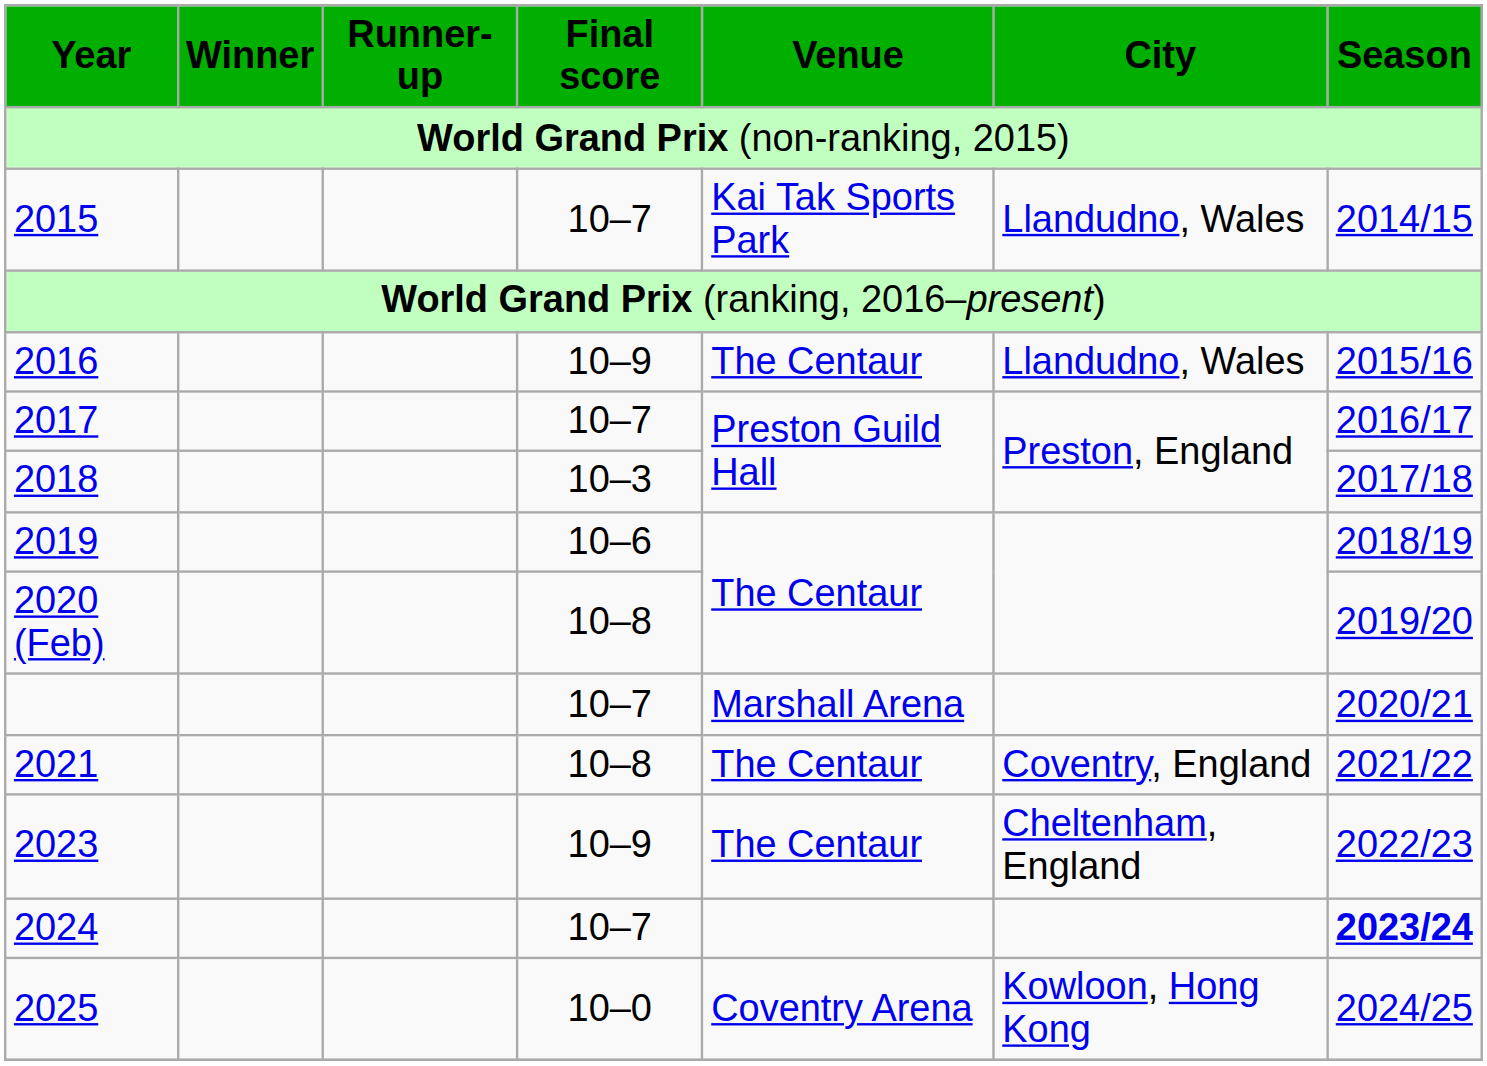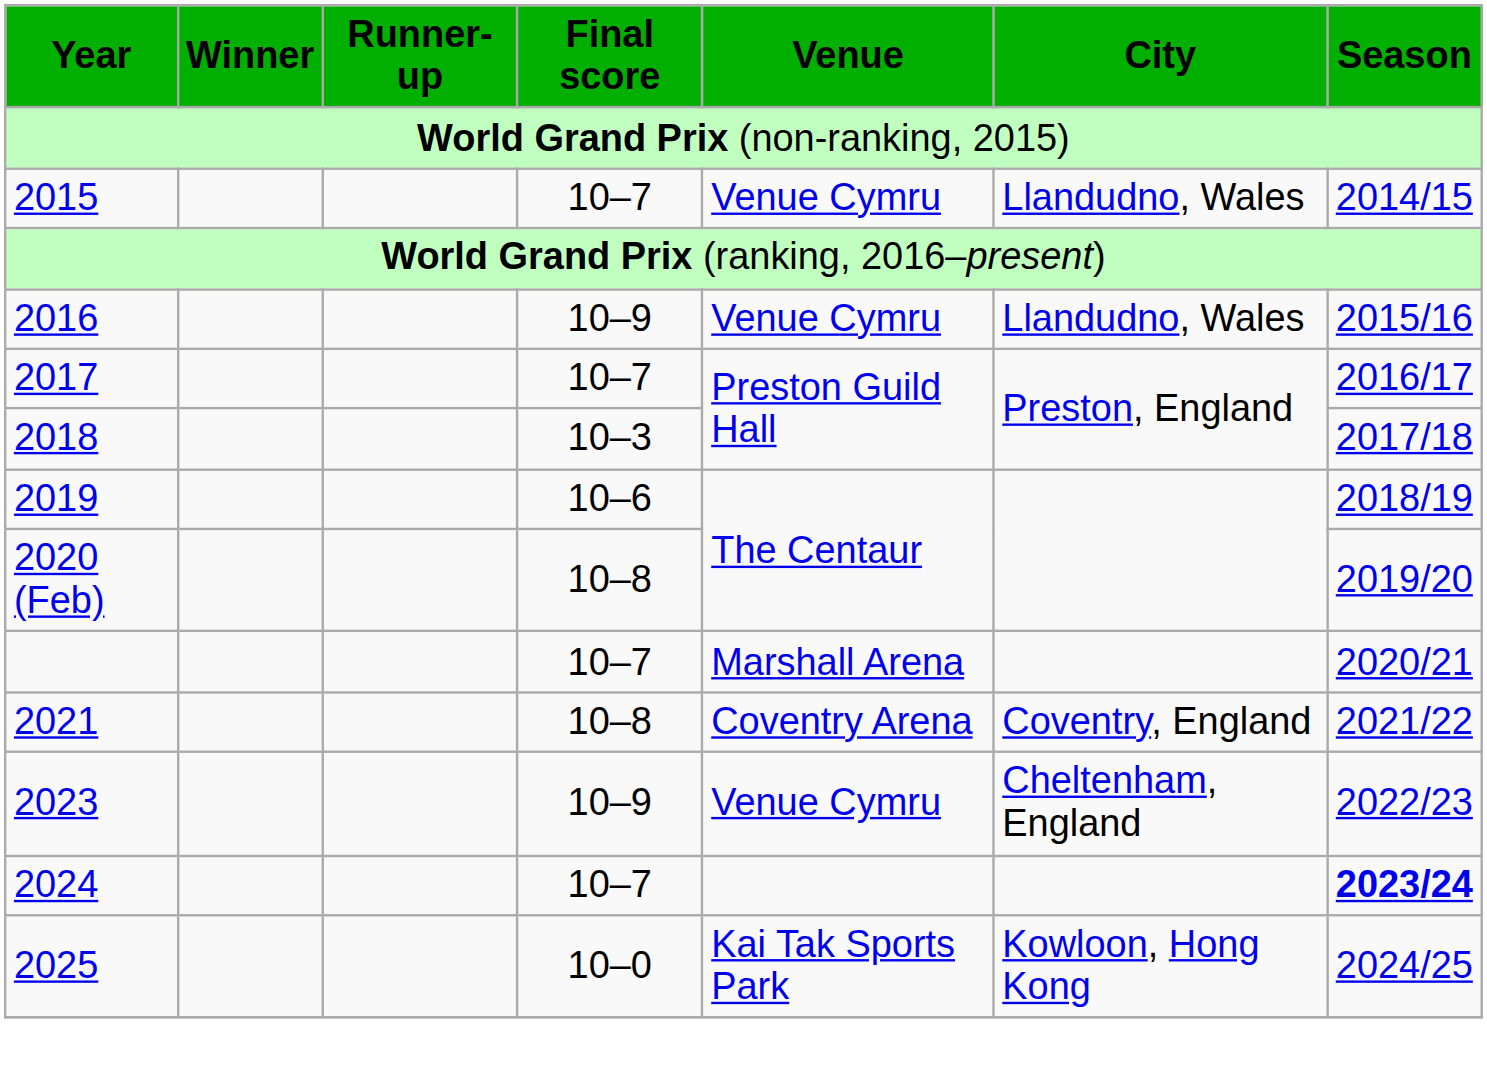(833, 218) Kai Tak Sports Park -> (826, 197) Venue Cymru
(817, 360) The Centaur -> (826, 317) Venue Cymru
(817, 763) The Centaur -> (842, 721) Coventry Arena
(817, 845) The Centaur -> (826, 802) Venue Cymru
(842, 1008) Coventry Arena -> (833, 965) Kai Tak Sports Park
